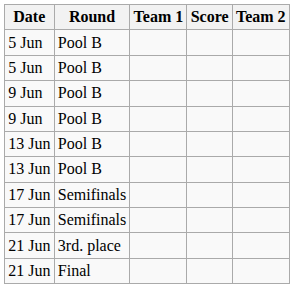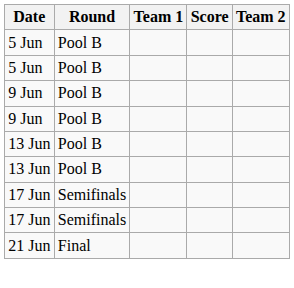- row: (29, 245)
